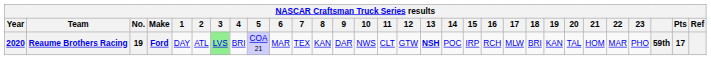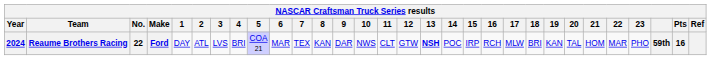(16, 43) 2020 -> (16, 43) 2024
(138, 43) 19 -> (138, 43) 22
(220, 43) lightgreen background -> (220, 43) no background
(680, 43) 17 -> (680, 43) 16
